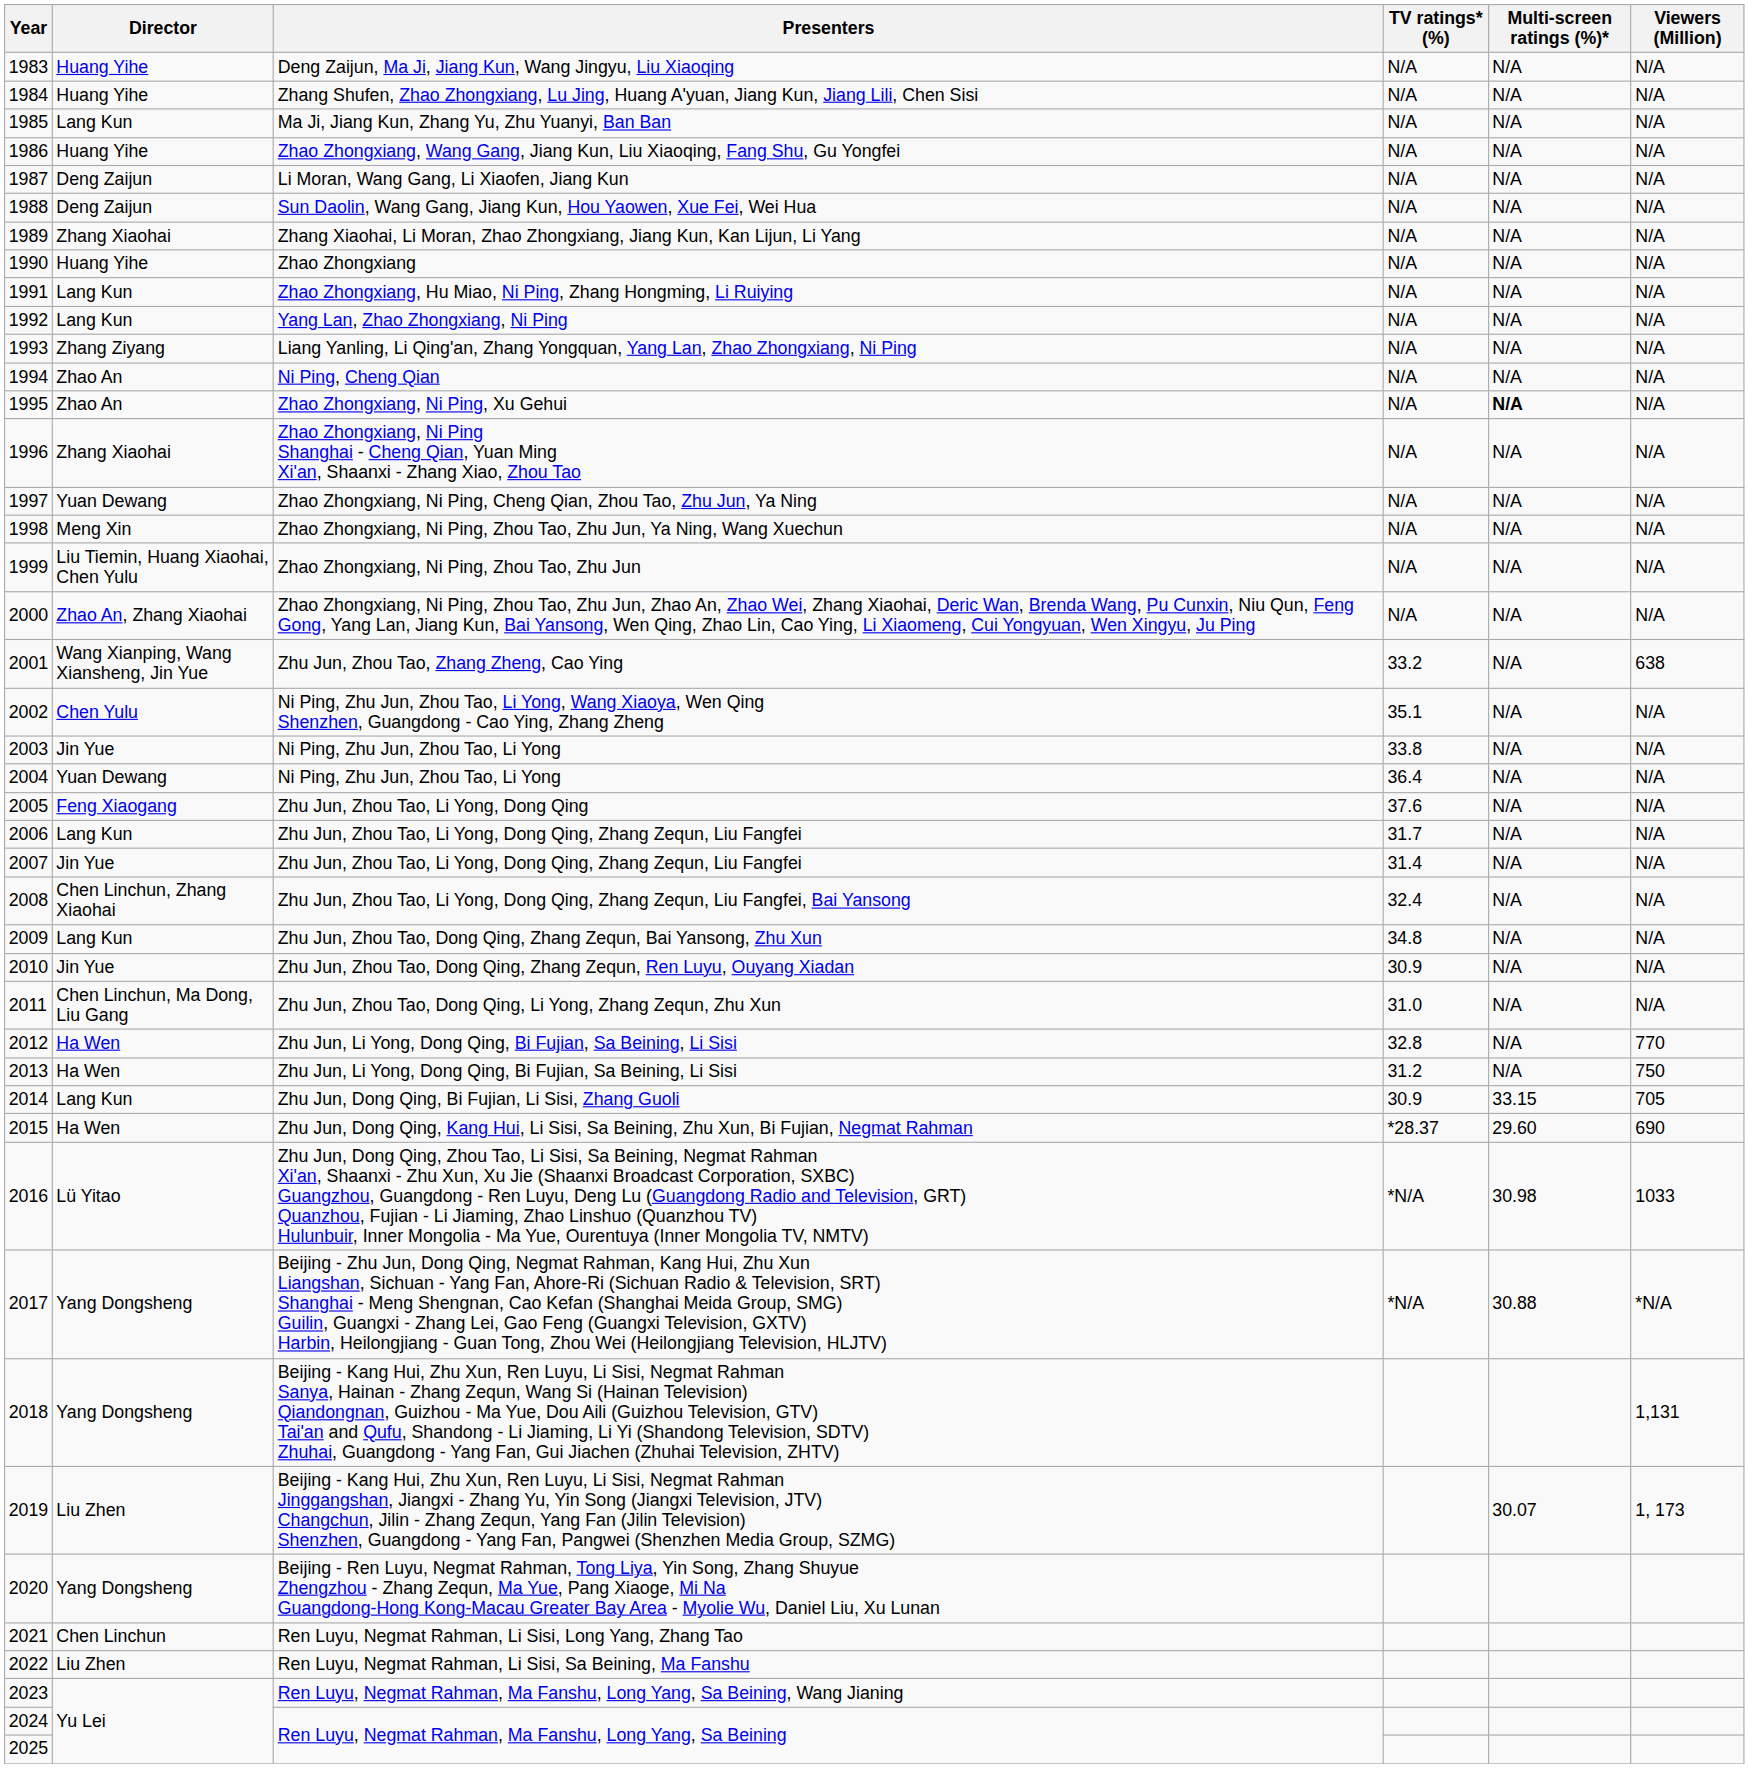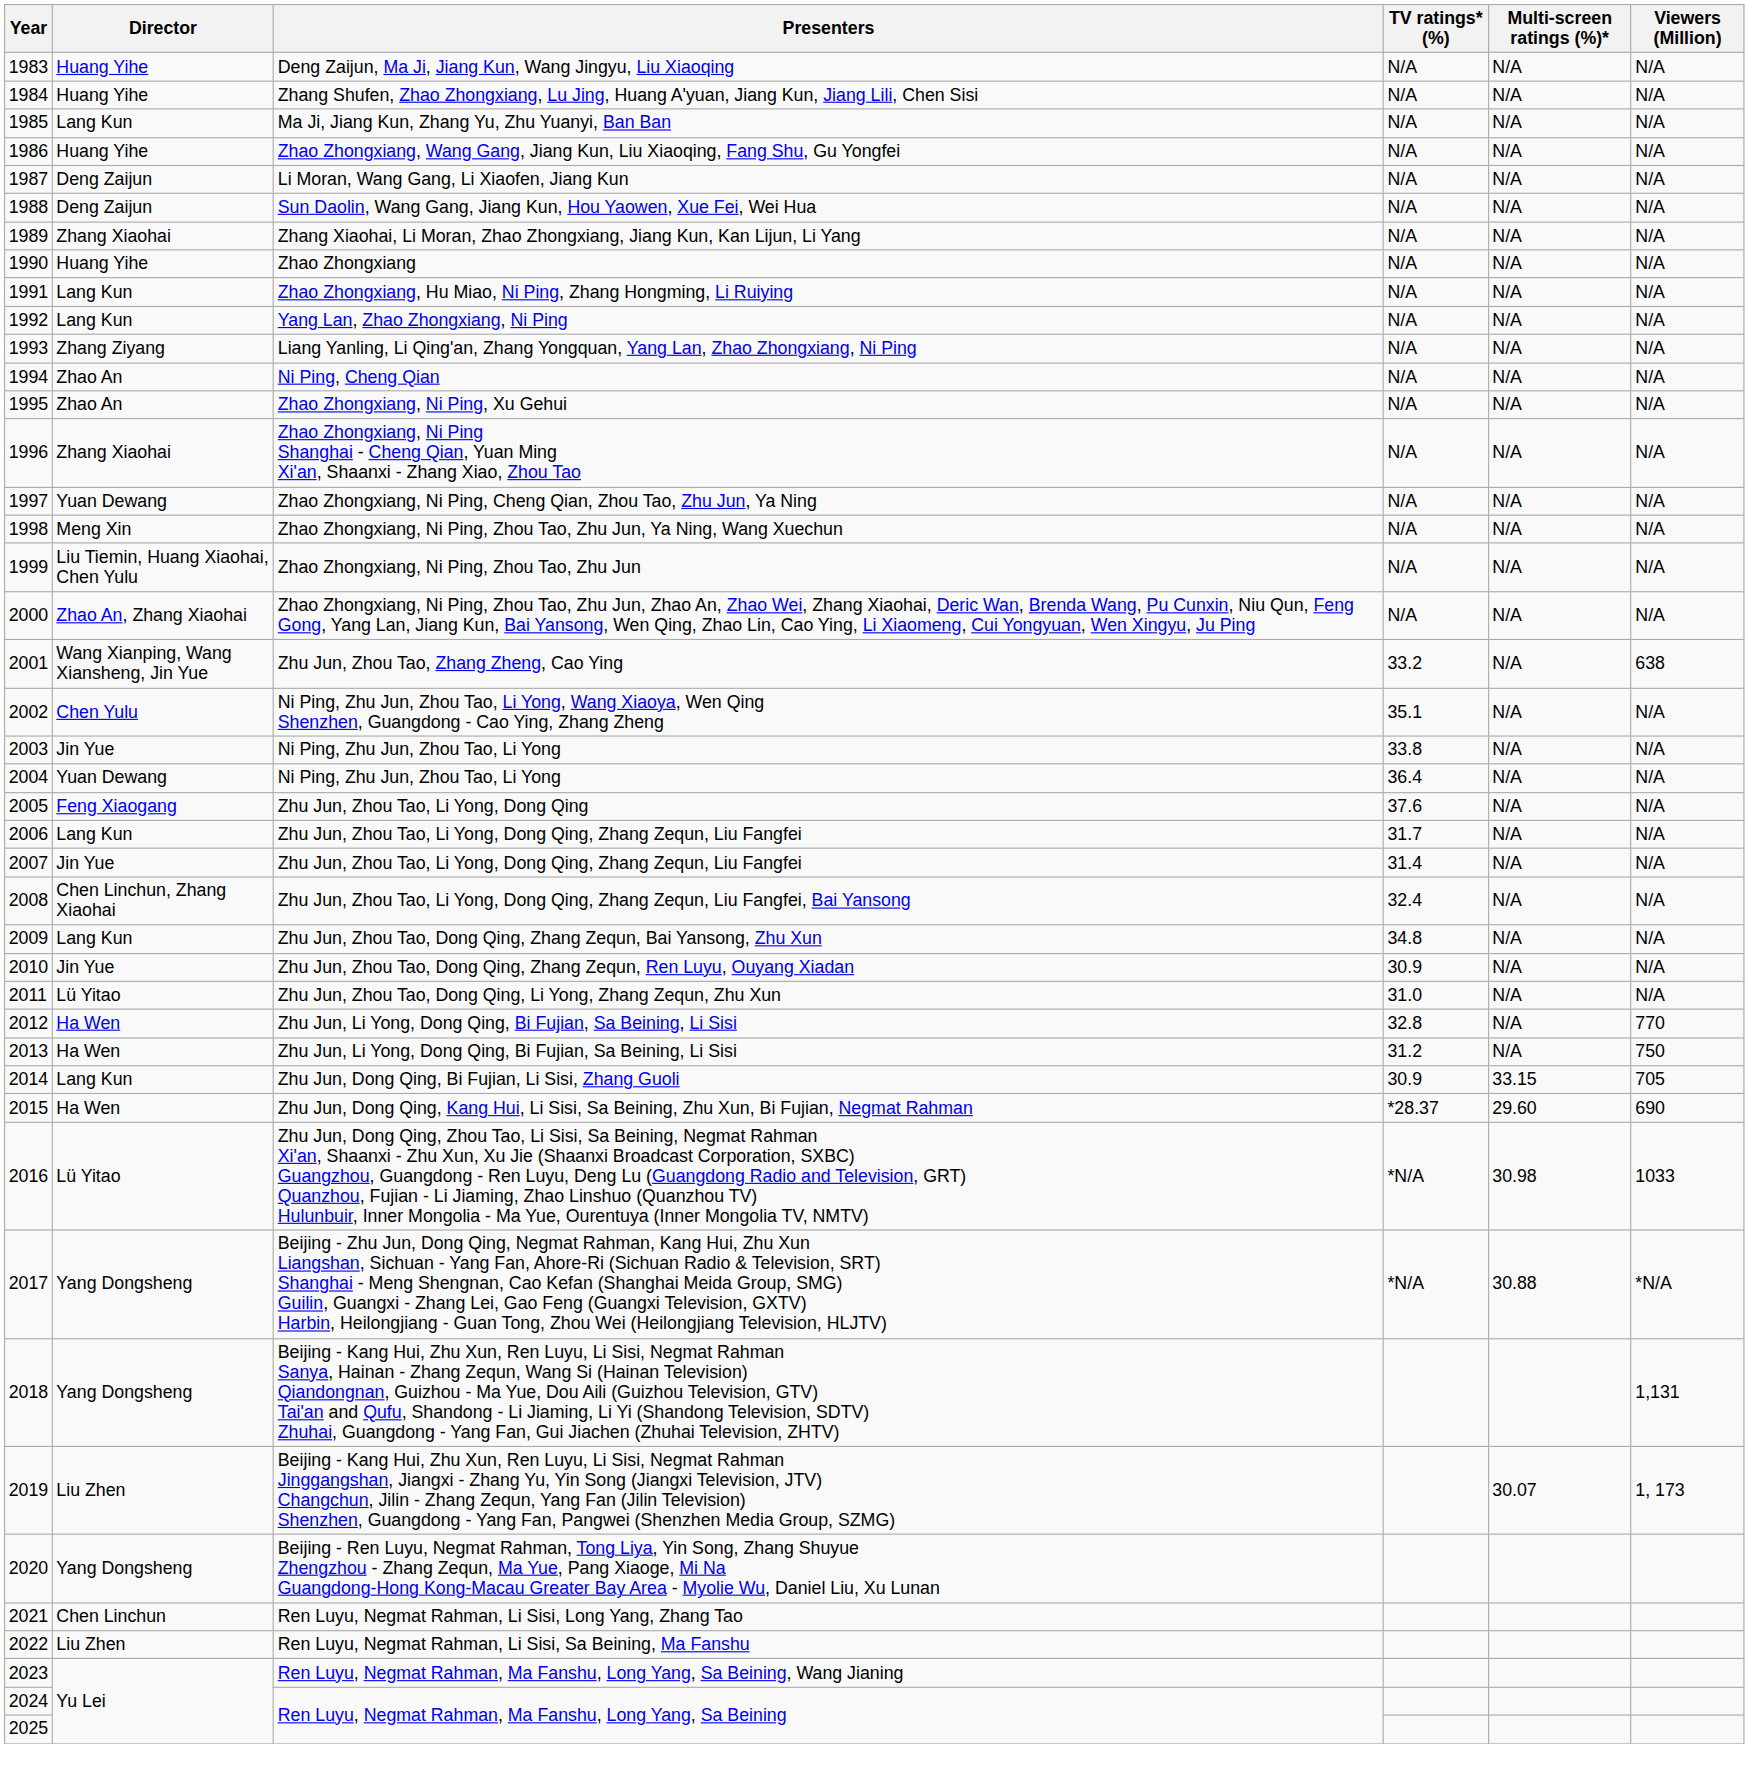(1508, 404) bold -> (1507, 404) normal
(155, 1005) Chen Linchun, Ma Dong, Liu Gang -> (88, 995) Lü Yitao
